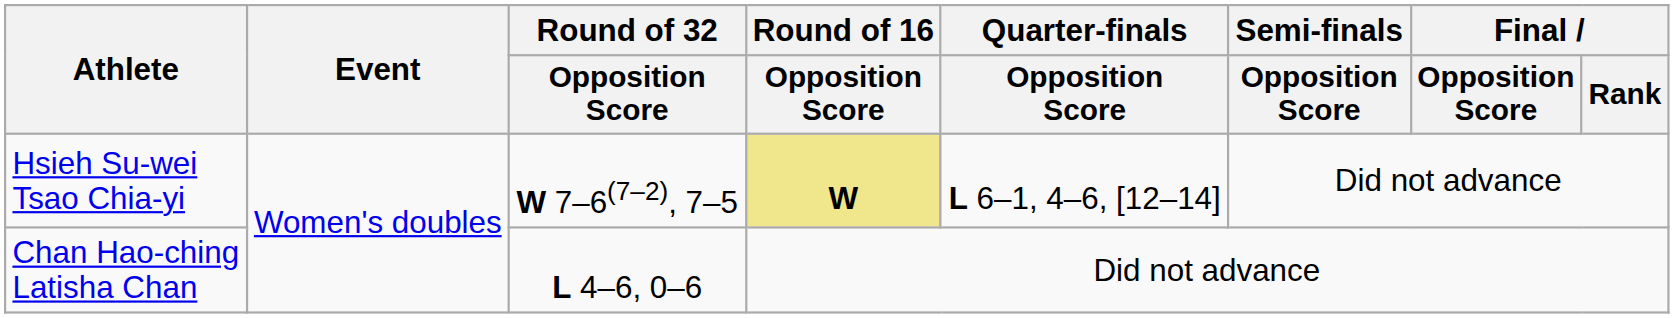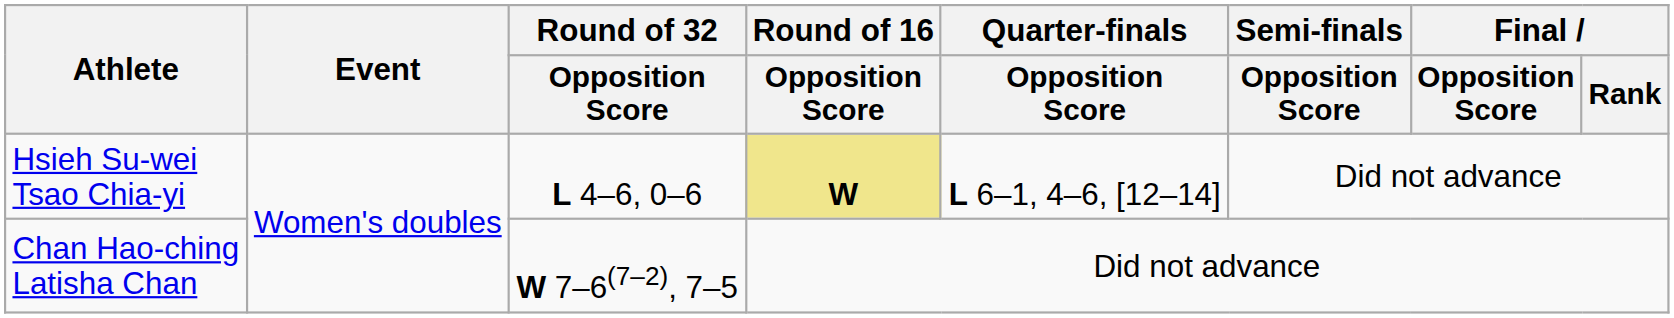(627, 198) W 7–6(7–2), 7–5 -> (627, 194) L 4–6, 0–6
(627, 287) L 4–6, 0–6 -> (627, 283) W 7–6(7–2), 7–5
